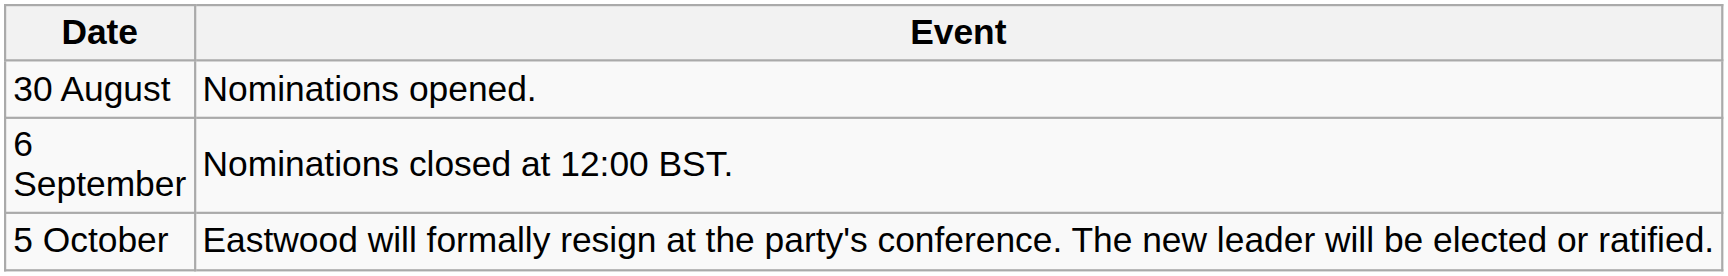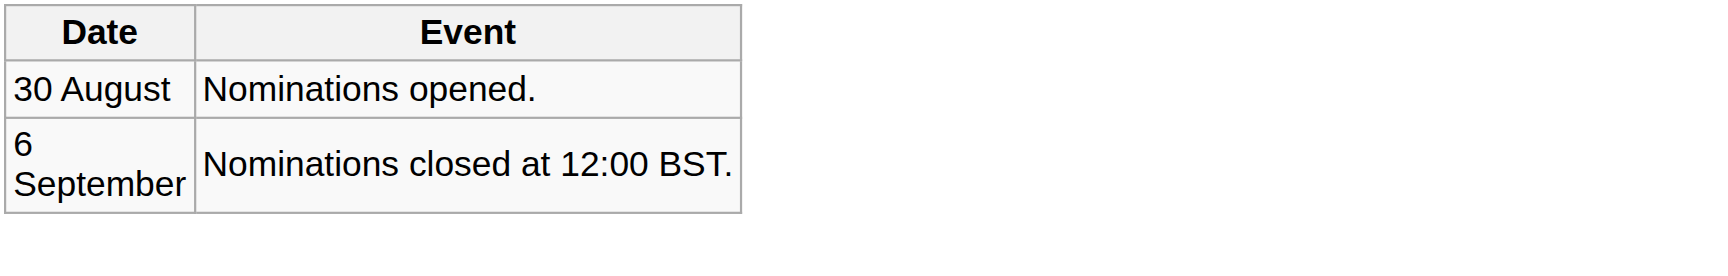- row: (91, 240)
